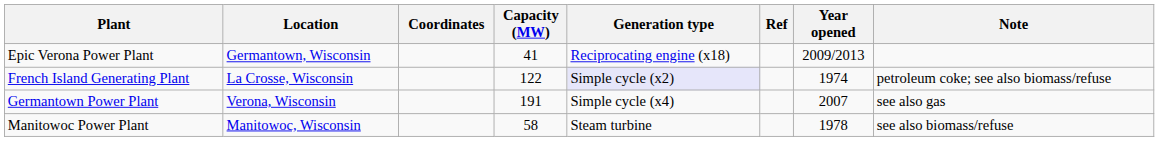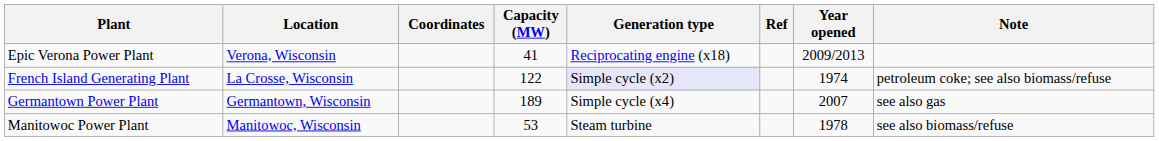(299, 55) Germantown, Wisconsin -> (281, 55) Verona, Wisconsin
(281, 101) Verona, Wisconsin -> (299, 101) Germantown, Wisconsin
(531, 101) 191 -> (531, 101) 189
(531, 124) 58 -> (531, 124) 53
